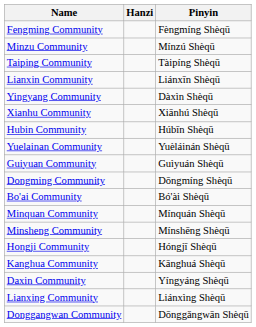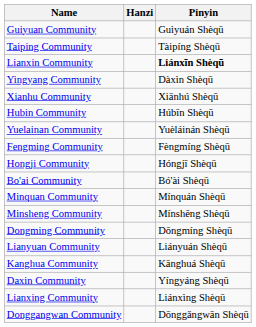rows swapped: (51, 163) <-> (55, 29)
- row: (47, 46)
(189, 79) normal -> (191, 63) bold
rows swapped: (56, 180) <-> (48, 247)
+ row: (53, 247)
